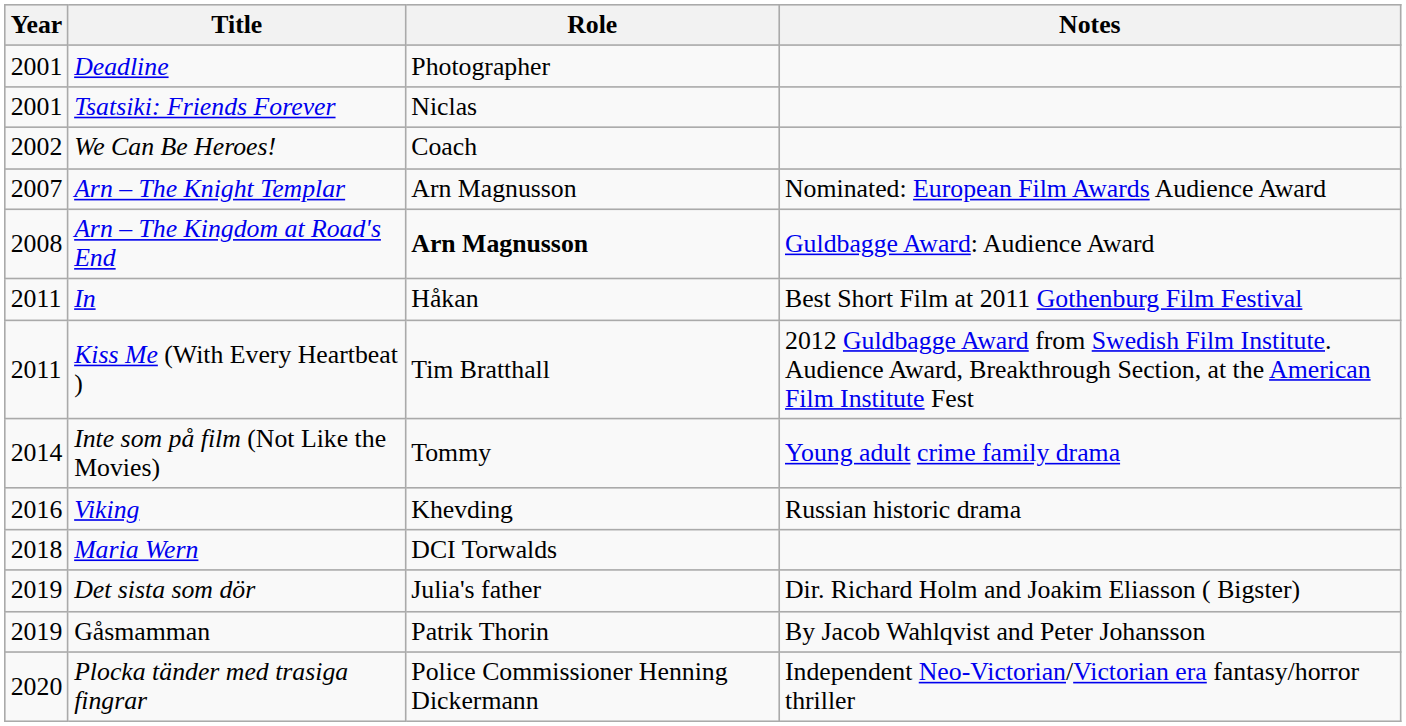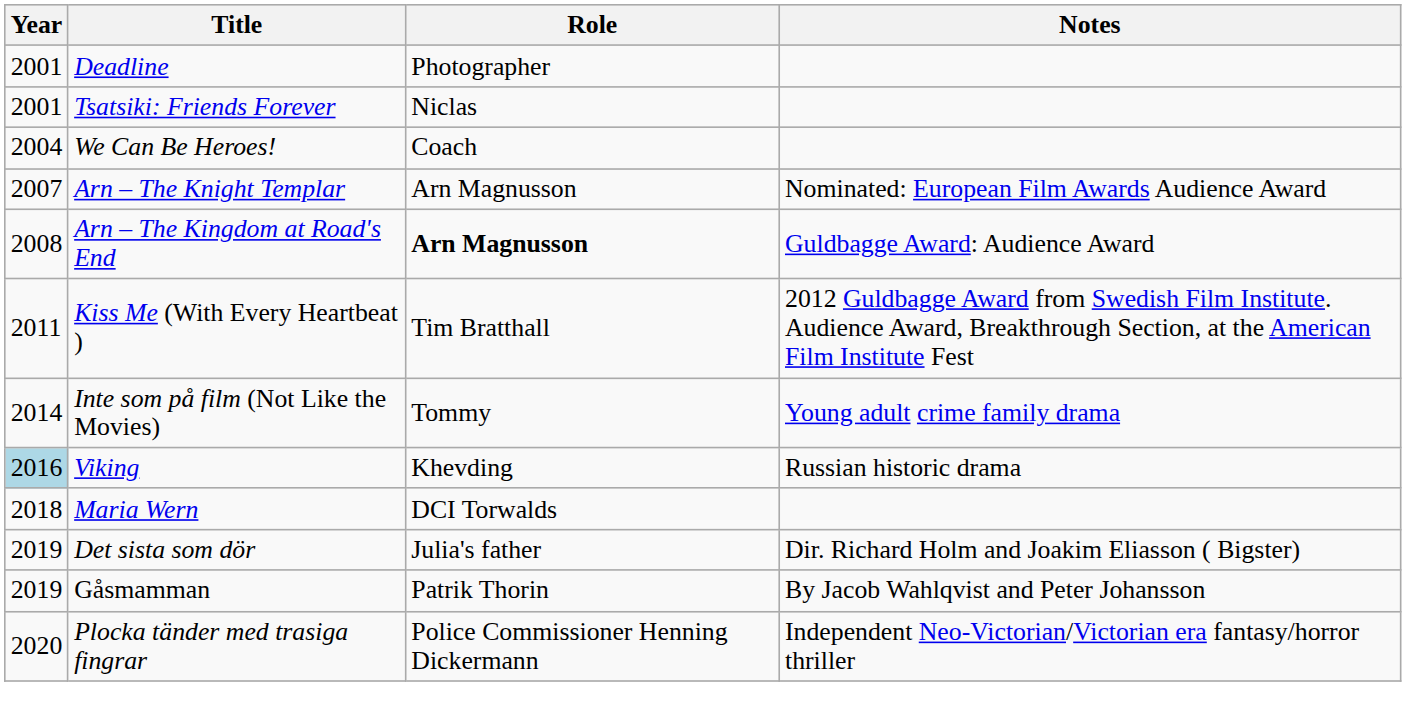(37, 147) 2002 -> (37, 147) 2004
- row: (85, 299)
(37, 508) no background -> (37, 467) lightblue background
